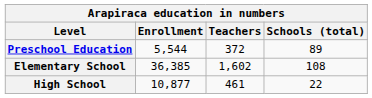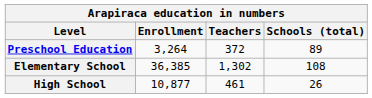(171, 49) 5,544 -> (171, 49) 3,264
(235, 67) 1,602 -> (235, 67) 1,302
(316, 85) 22 -> (316, 85) 26
